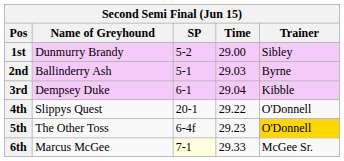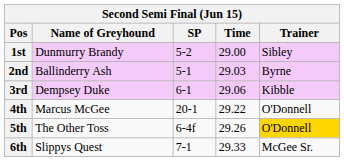(232, 90) 29.04 -> (232, 90) 29.06
(69, 109) Slippys Quest -> (72, 109) Marcus McGee
(232, 128) 29.23 -> (232, 128) 29.26
(72, 147) Marcus McGee -> (69, 147) Slippys Quest
(184, 147) lightyellow background -> (184, 147) no background
